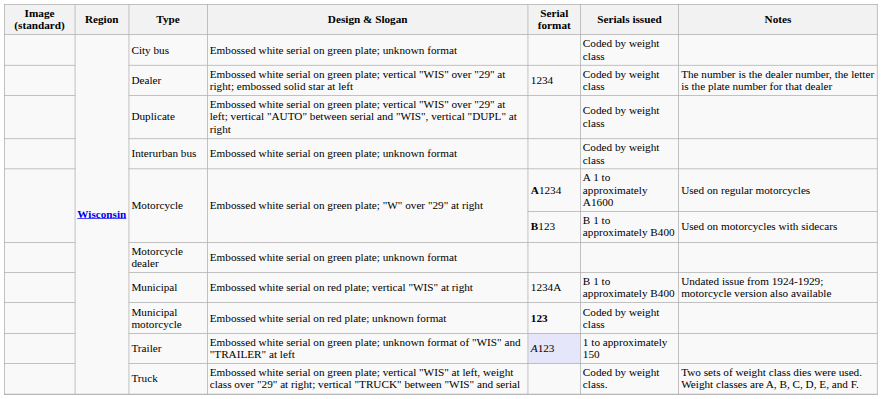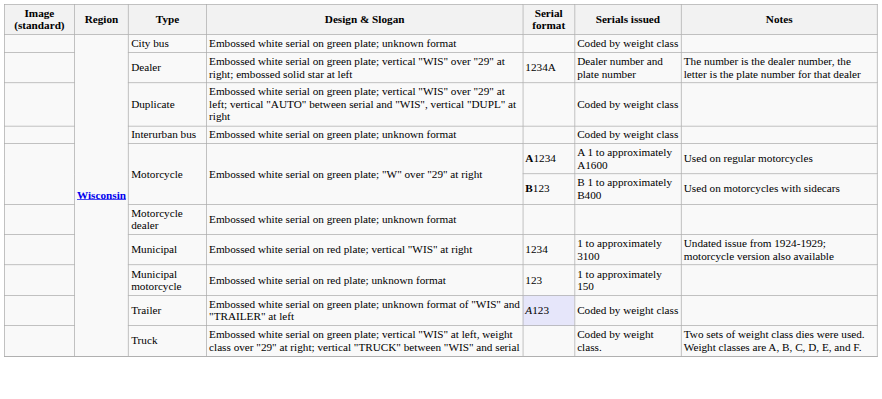(542, 80) 1234 -> (541, 67) 1234A
(621, 80) Coded by weight class -> (620, 67) Dealer number and plate number
(546, 287) 1234A -> (537, 249) 1234
(629, 287) B 1 to approximately B400 -> (619, 249) 1 to approximately 3100
(539, 318) bold -> (534, 280) normal
(621, 318) Coded by weight class -> (619, 280) 1 to approximately 150
(625, 348) 1 to approximately 150 -> (628, 310) Coded by weight class
